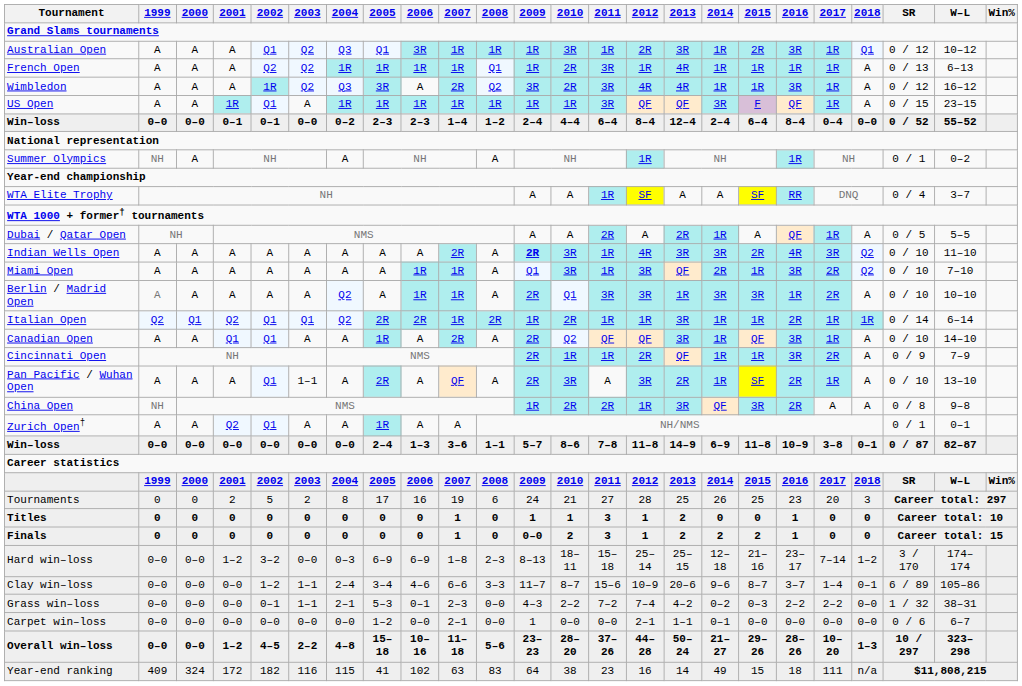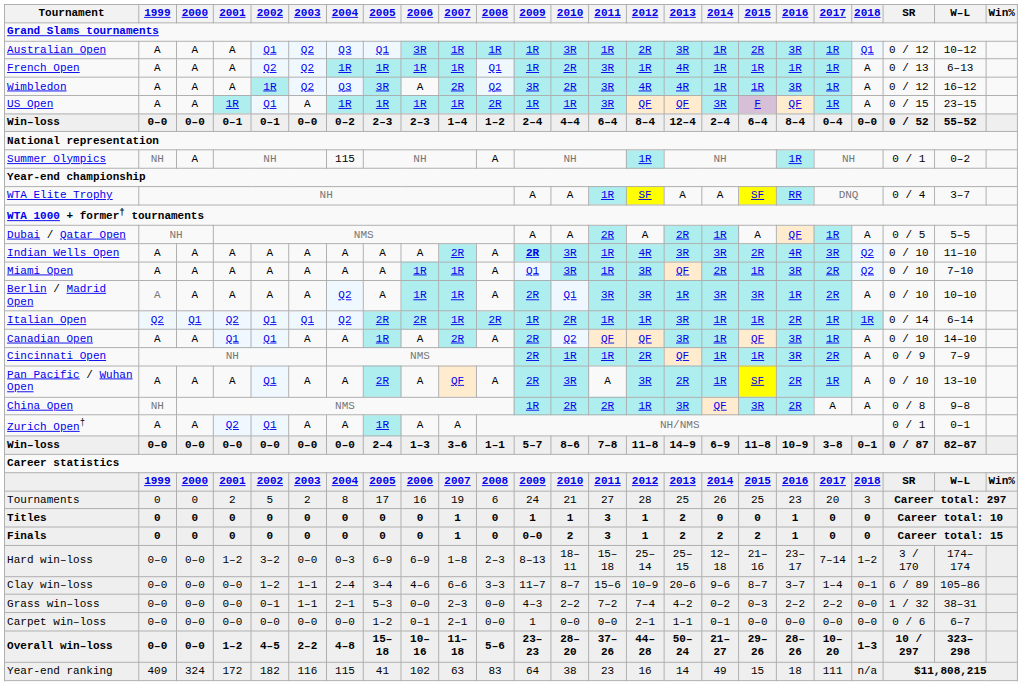(495, 105) 1R -> (495, 105) 2R
(345, 159) A -> (345, 159) 115
(307, 381) 1–1 -> (307, 381) A
(420, 604) 0–1 -> (420, 604) 0–0
(420, 622) 0–0 -> (420, 622) 0–1
